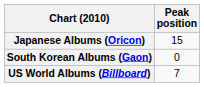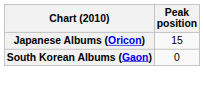- row: (79, 73)
